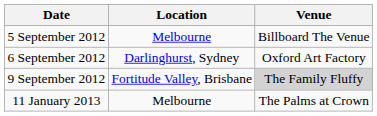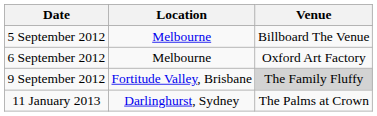(182, 57) Darlinghurst, Sydney -> (182, 57) Melbourne
(182, 100) Melbourne -> (182, 100) Darlinghurst, Sydney
